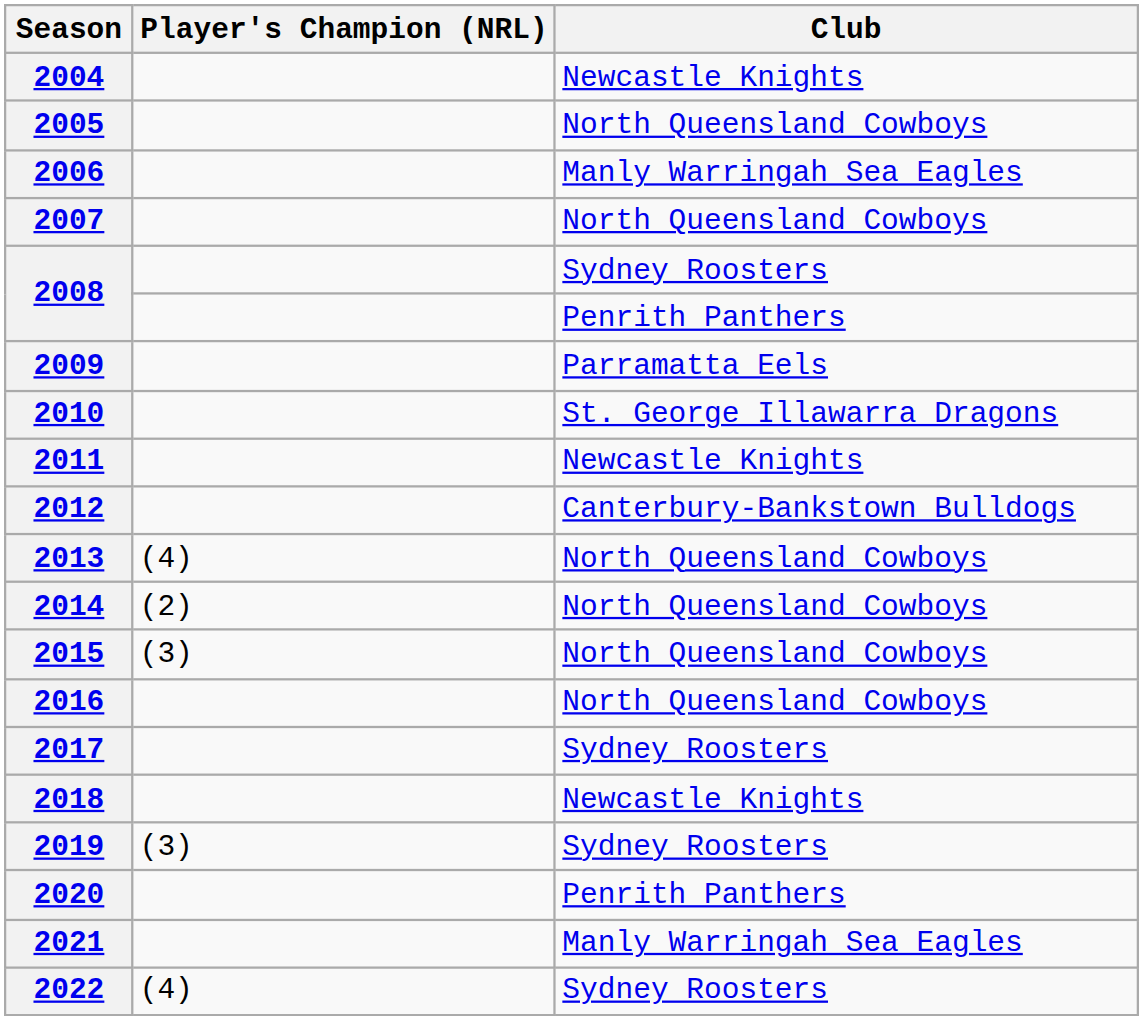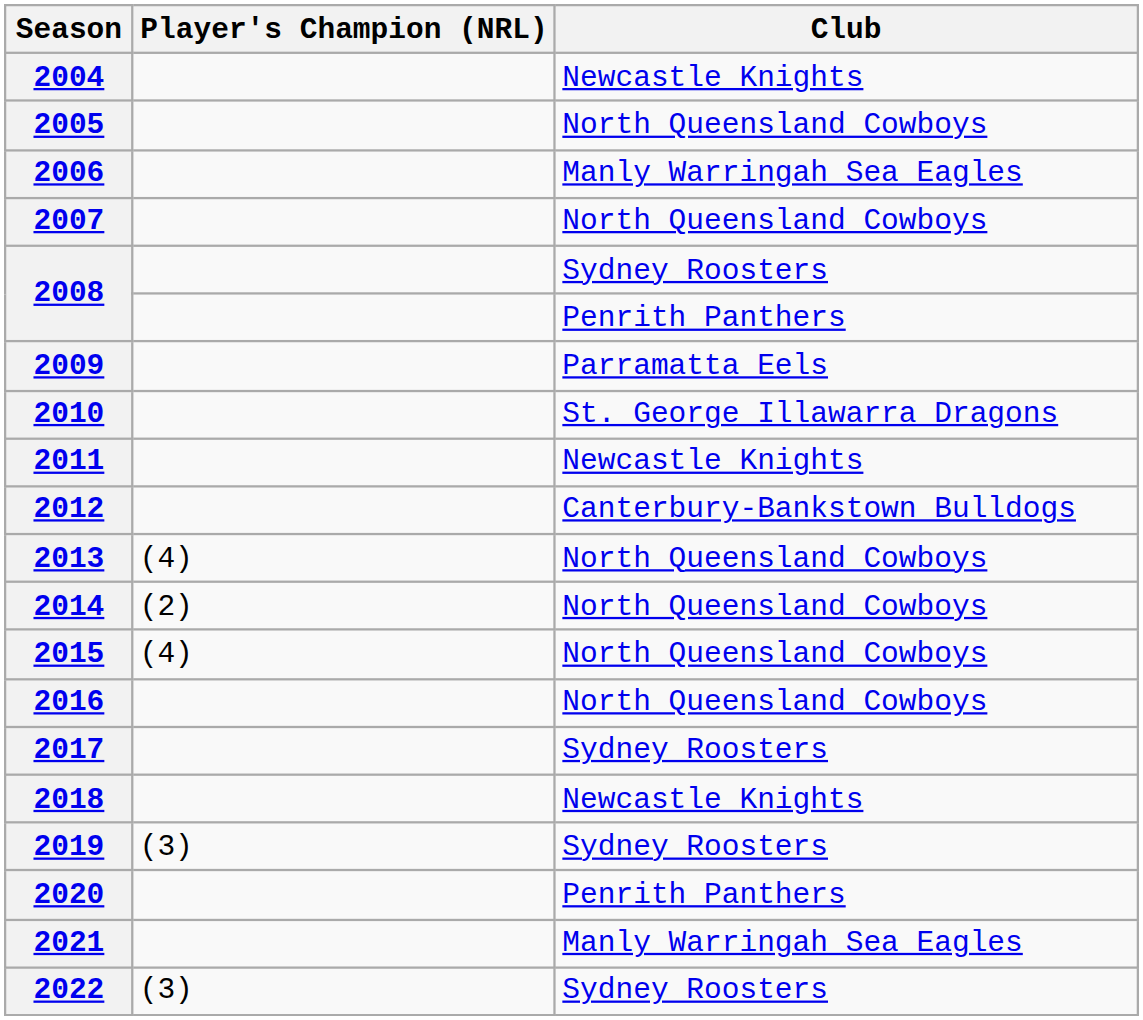(166, 654) (3) -> (166, 654) (4)
(166, 991) (4) -> (166, 991) (3)
